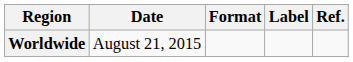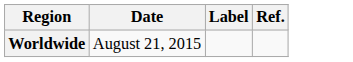- column: (235, 17)
